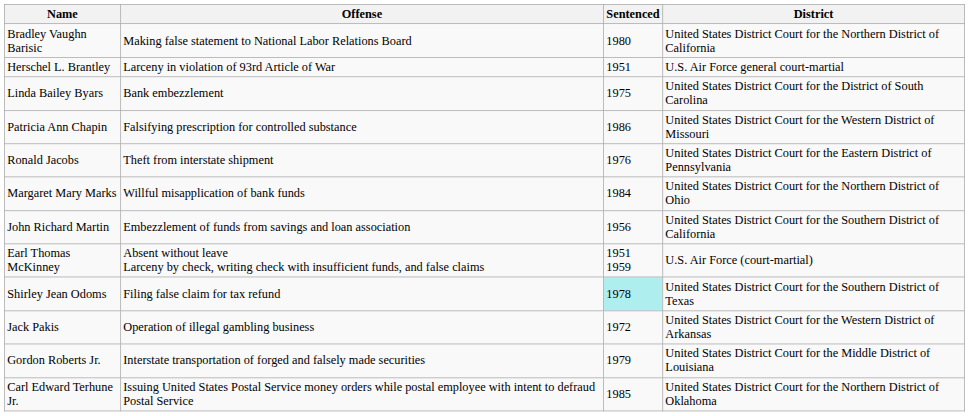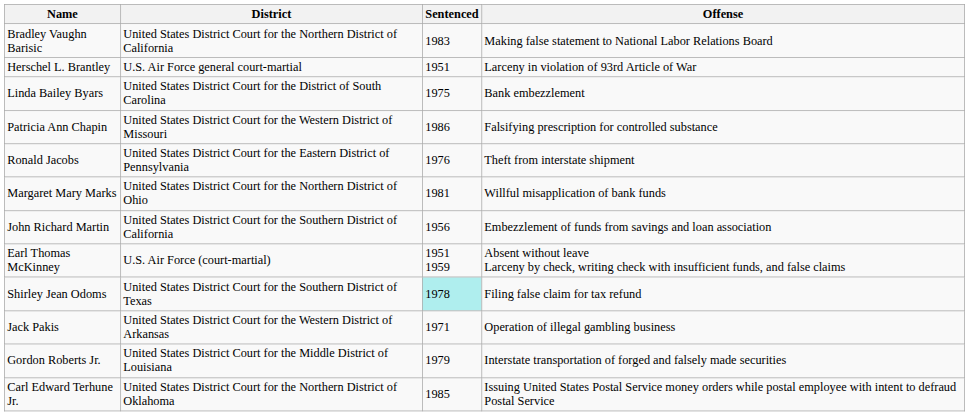columns swapped: (814, 14) <-> (362, 14)
(619, 40) 1980 -> (438, 40) 1983
(619, 193) 1984 -> (438, 193) 1981
(619, 327) 1972 -> (438, 327) 1971
